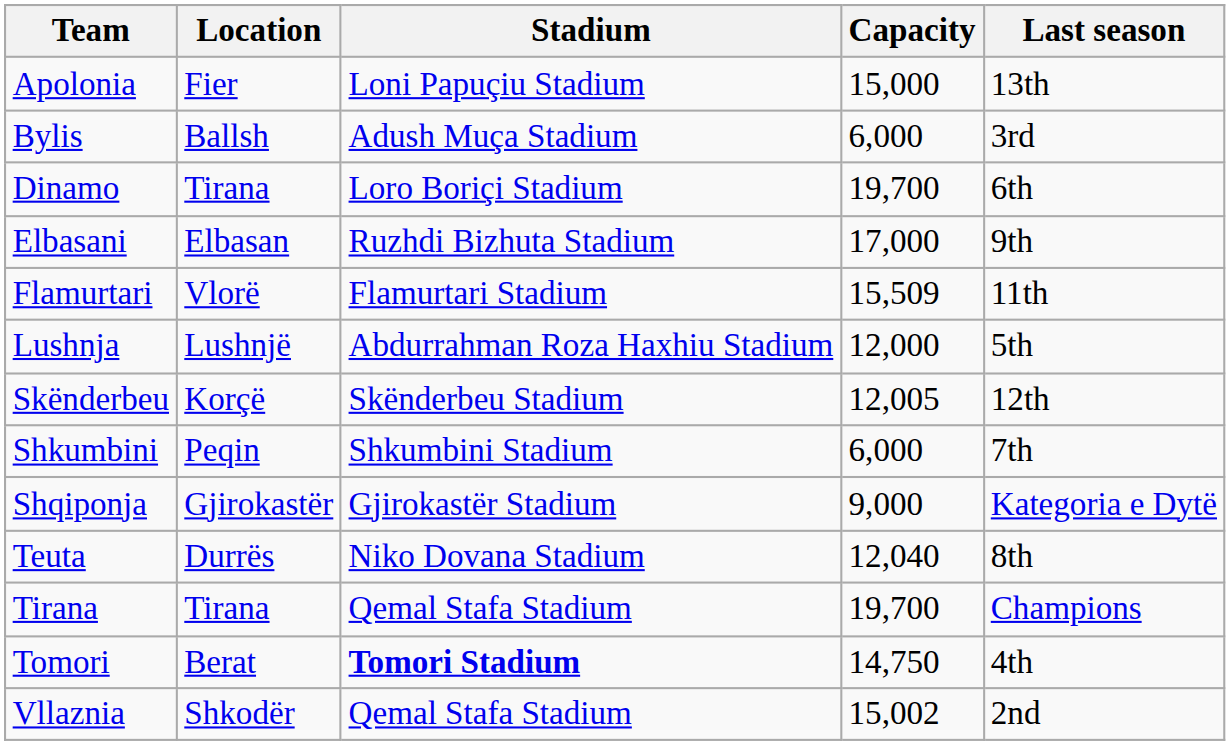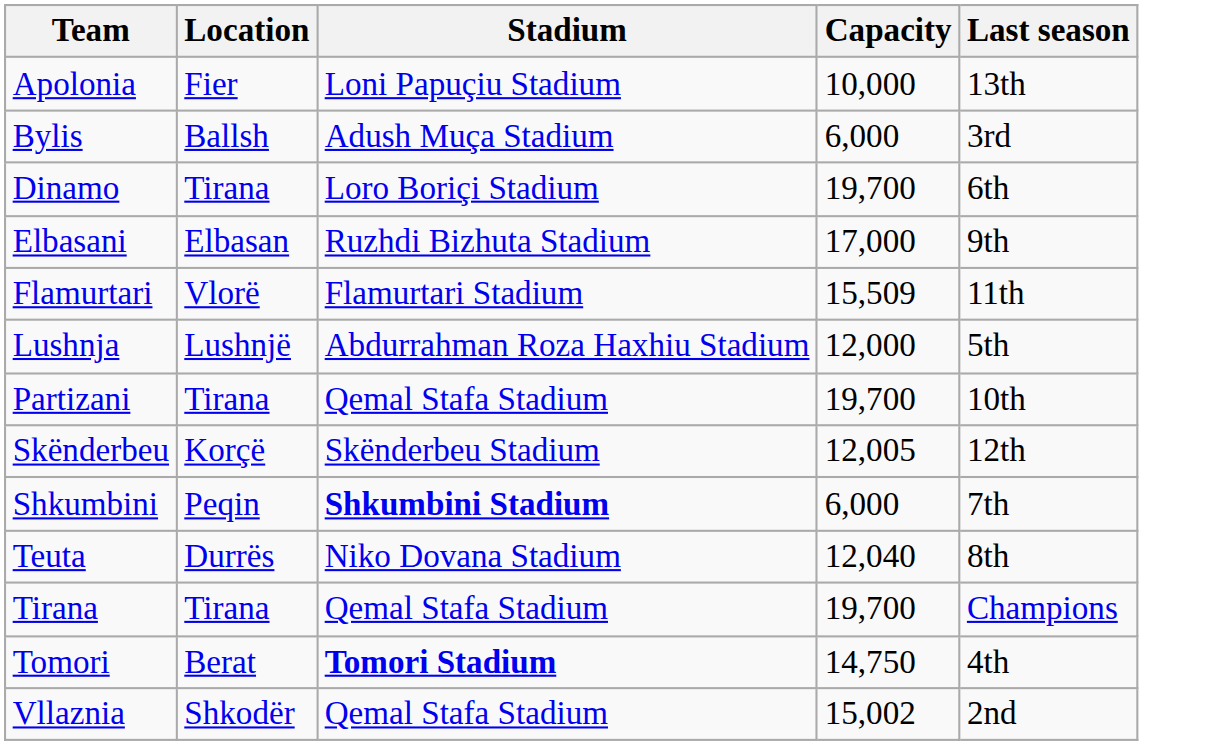(894, 83) 15,000 -> (870, 83) 10,000
+ row: (72, 398)
(481, 450) normal -> (467, 503) bold
- row: (80, 503)
